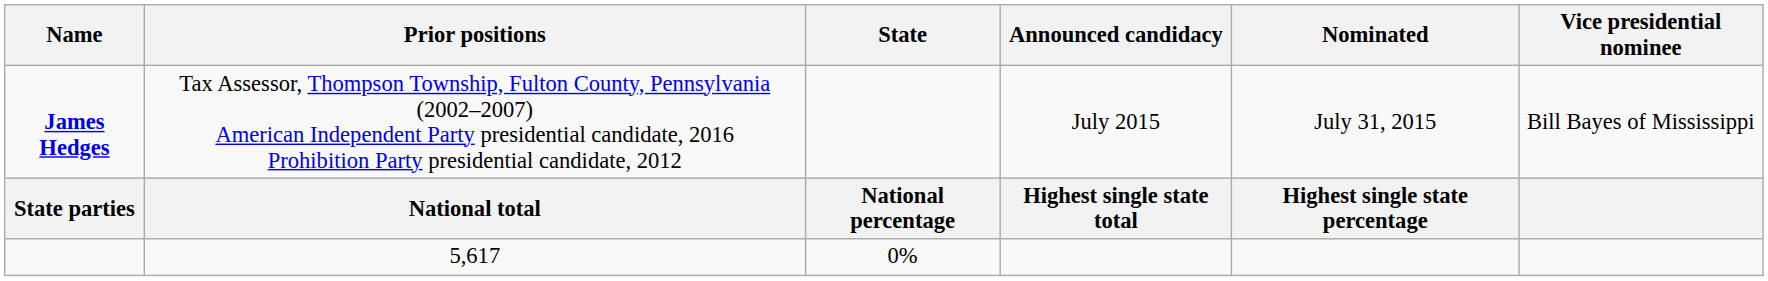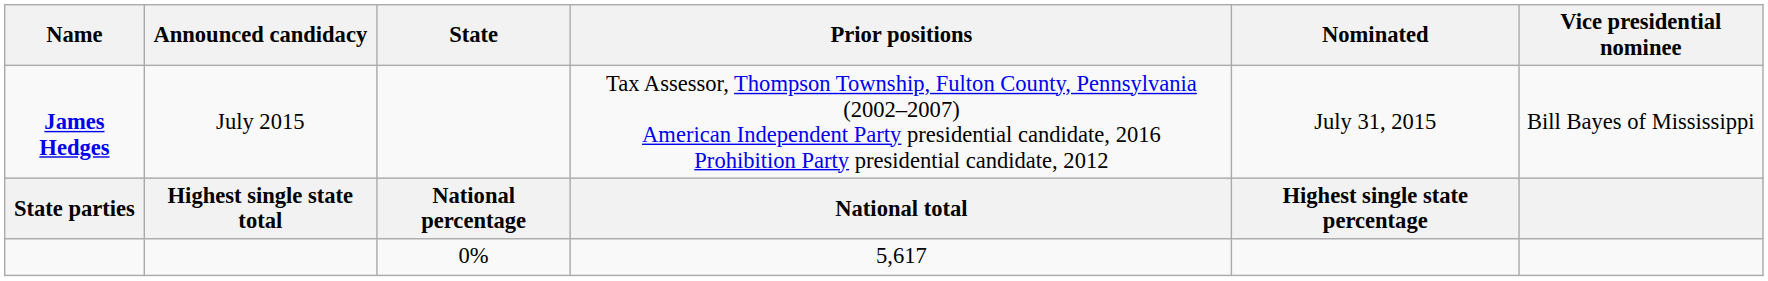columns swapped: (475, 35) <-> (1116, 35)
